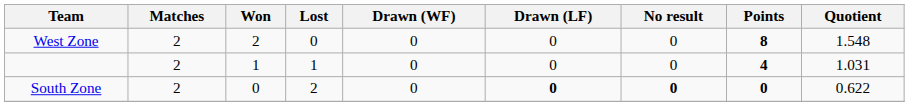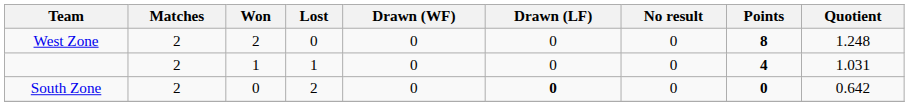(853, 40) 1.548 -> (853, 40) 1.248
(673, 88) bold -> (673, 88) normal
(853, 88) 0.622 -> (853, 88) 0.642
